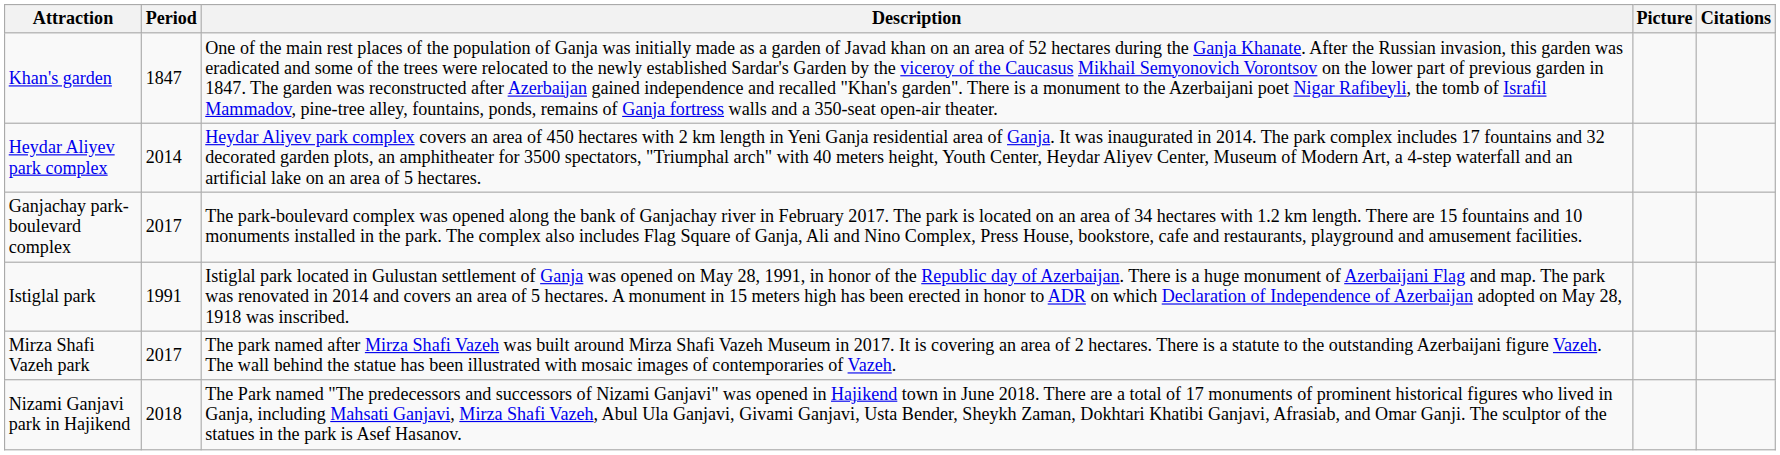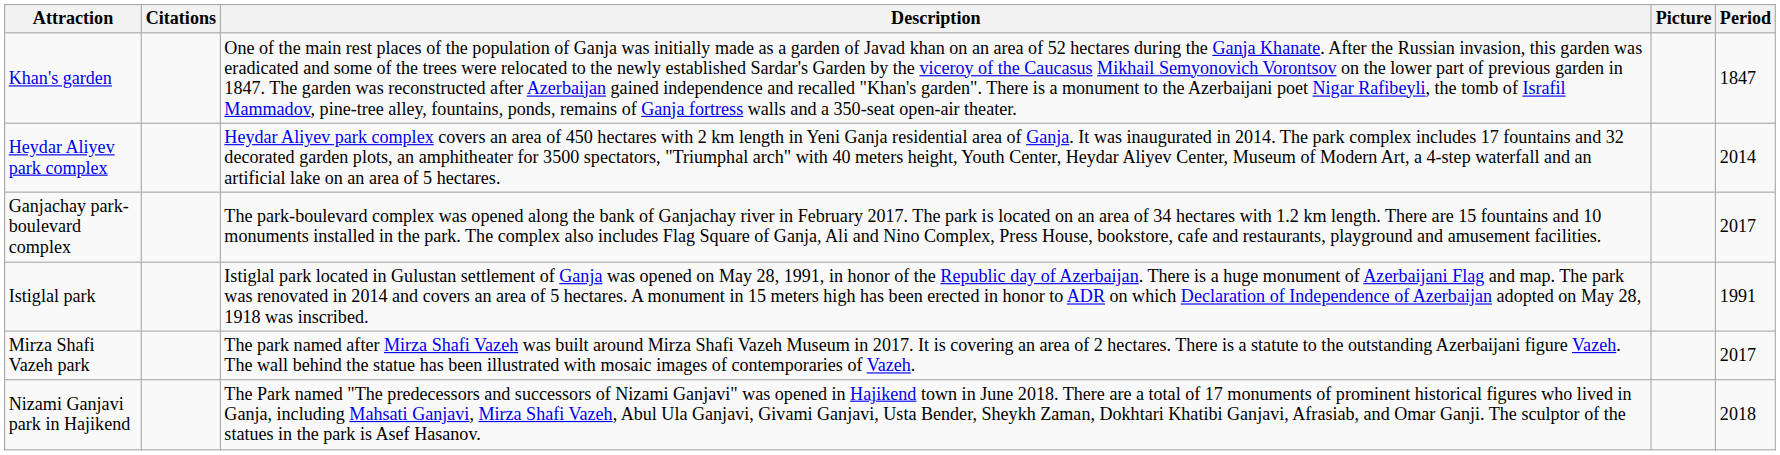columns swapped: (171, 18) <-> (1736, 18)
